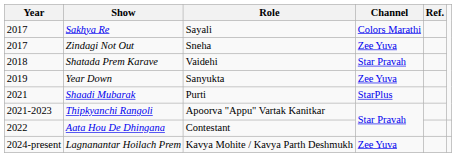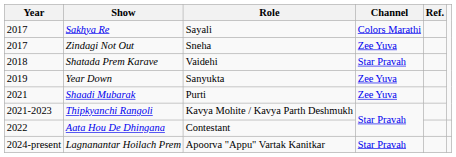(375, 95) StarPlus -> (377, 95) Zee Yuva
(255, 111) Apoorva "Appu" Vartak Kanitkar -> (269, 111) Kavya Mohite / Kavya Parth Deshmukh
(269, 144) Kavya Mohite / Kavya Parth Deshmukh -> (255, 144) Apoorva "Appu" Vartak Kanitkar
(377, 144) Zee Yuva -> (382, 144) Star Pravah
